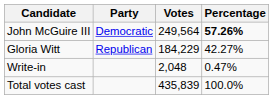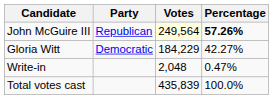(124, 31) Democratic -> (124, 31) Republican
(179, 31) no background -> (179, 31) lightyellow background
(124, 49) Republican -> (124, 49) Democratic
